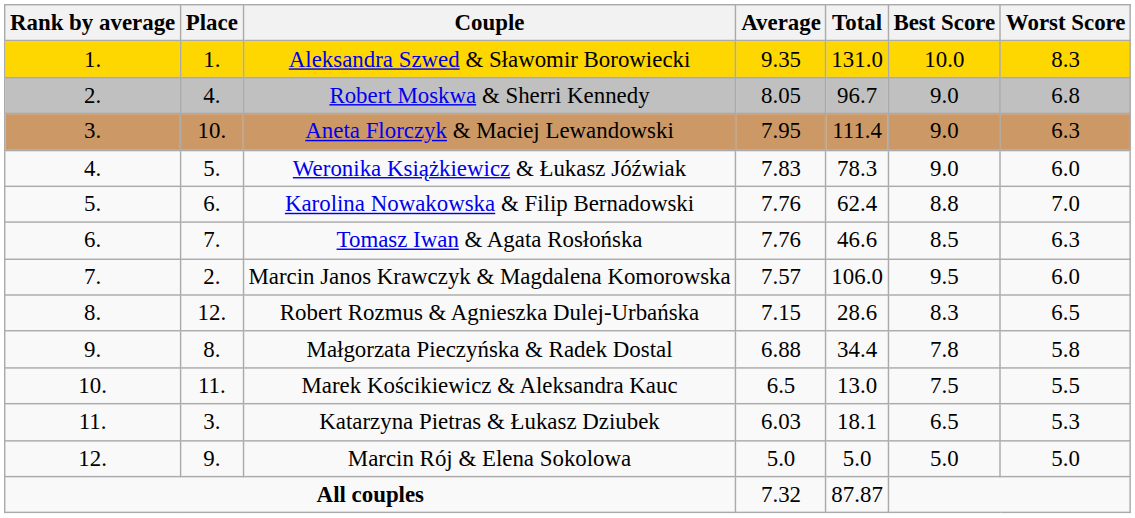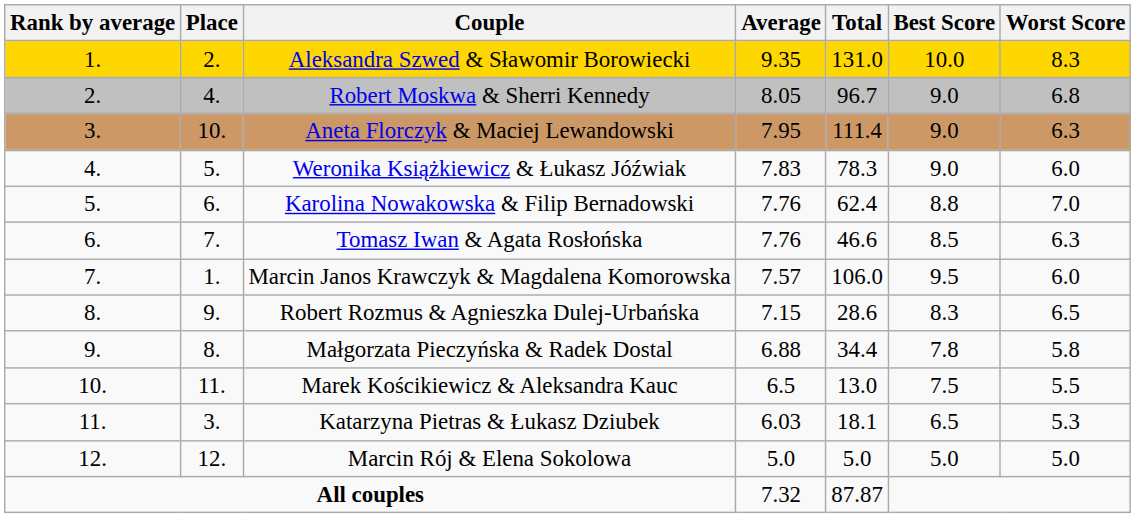(212, 58) 1. -> (212, 58) 2.
(212, 276) 2. -> (212, 276) 1.
(212, 312) 12. -> (212, 312) 9.
(212, 458) 9. -> (212, 458) 12.
